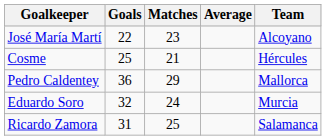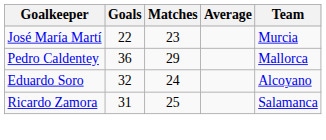(285, 37) Alcoyano -> (278, 37) Murcia
- row: (27, 59)
(278, 102) Murcia -> (285, 80) Alcoyano
